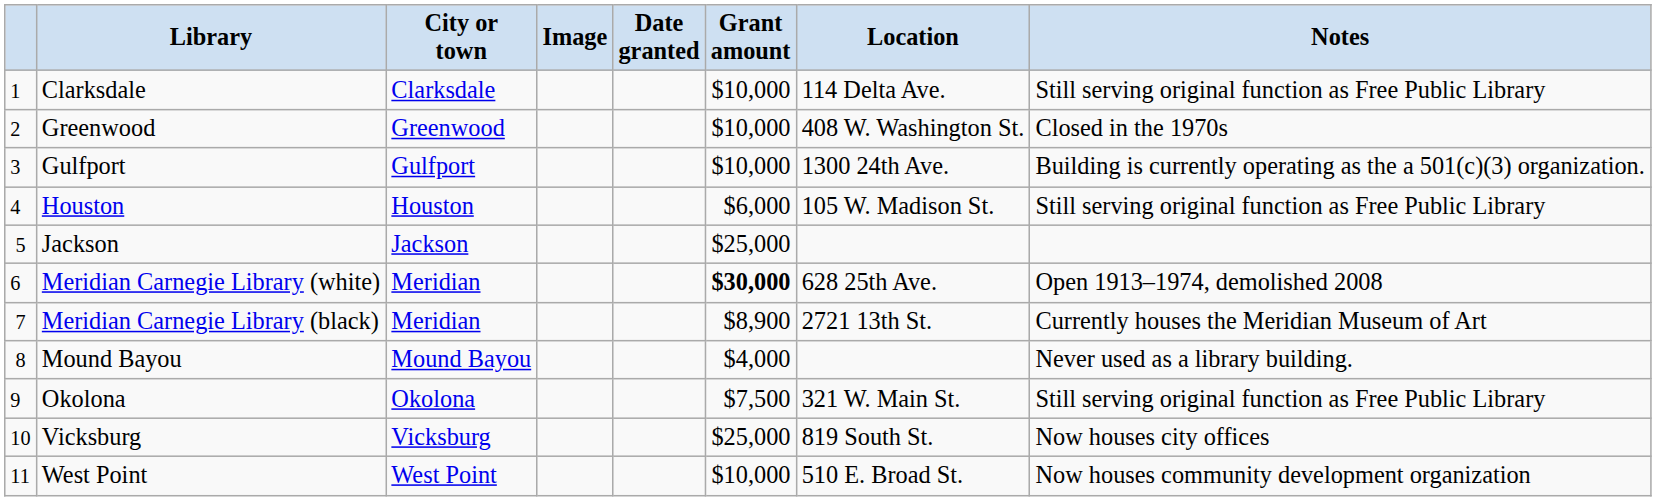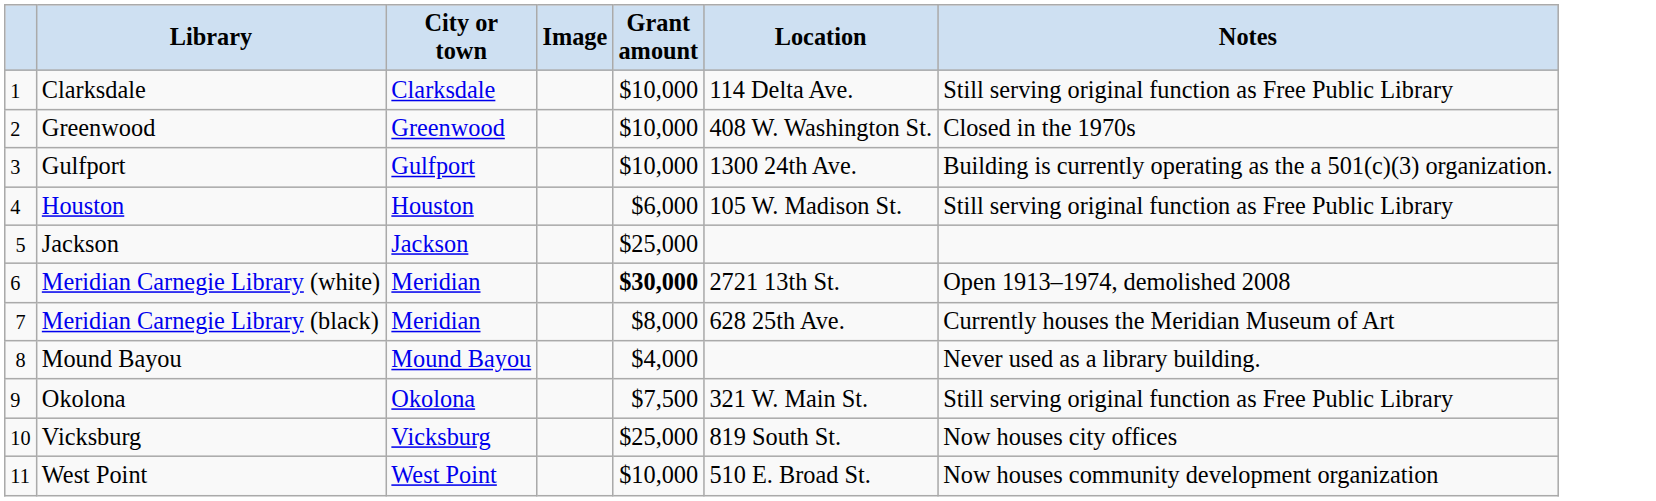- column: (659, 37)
(869, 282) 628 25th Ave. -> (775, 282) 2721 13th St.
(757, 321) $8,900 -> (665, 321) $8,000
(867, 321) 2721 13th St. -> (777, 321) 628 25th Ave.
